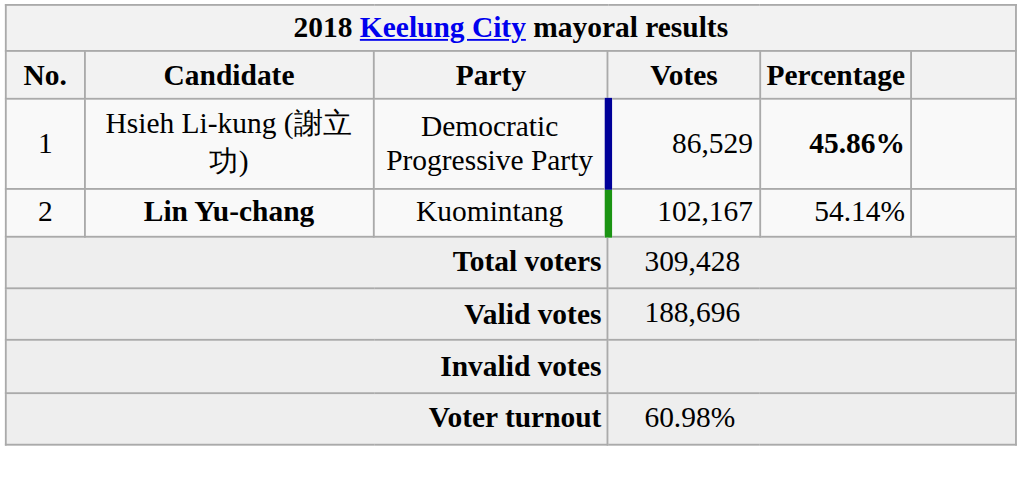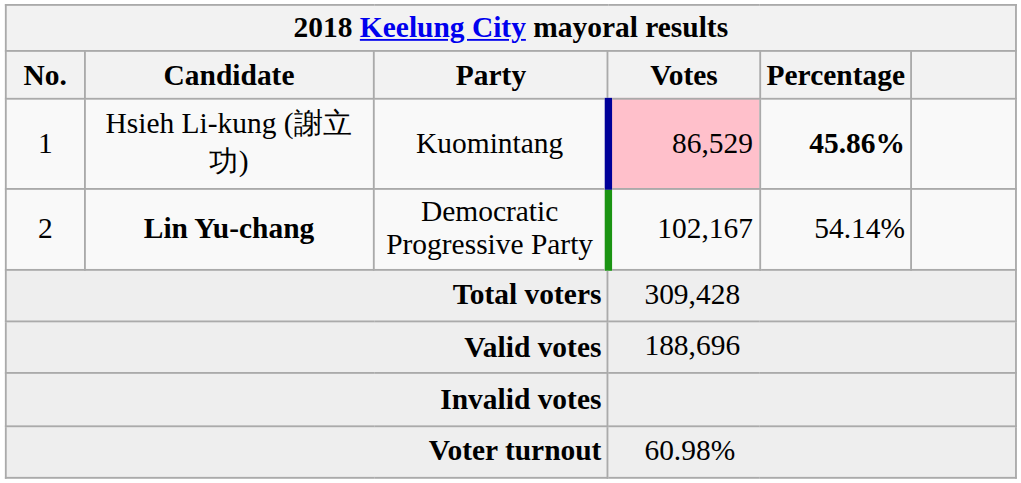(490, 143) Democratic Progressive Party -> (490, 143) Kuomintang
(713, 143) no background -> (713, 143) pink background
(490, 212) Kuomintang -> (490, 228) Democratic Progressive Party
